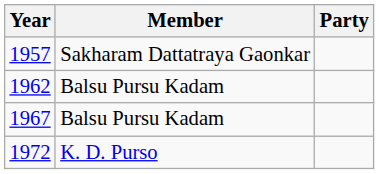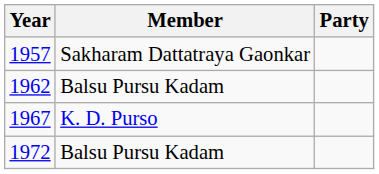(142, 119) Balsu Pursu Kadam -> (109, 119) K. D. Purso
(109, 151) K. D. Purso -> (142, 151) Balsu Pursu Kadam
